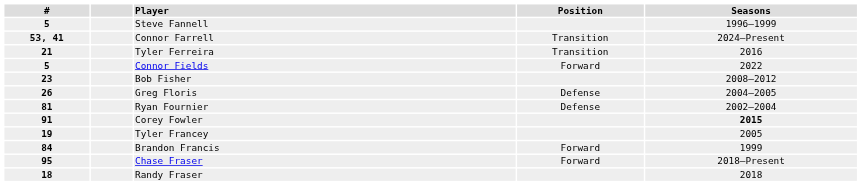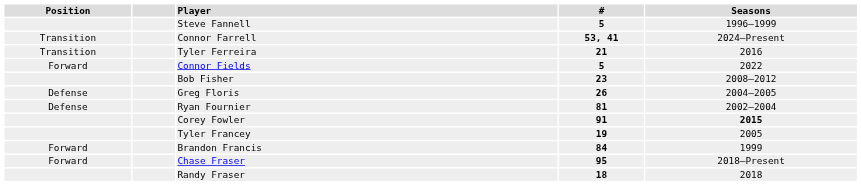columns swapped: (47, 11) <-> (580, 11)
